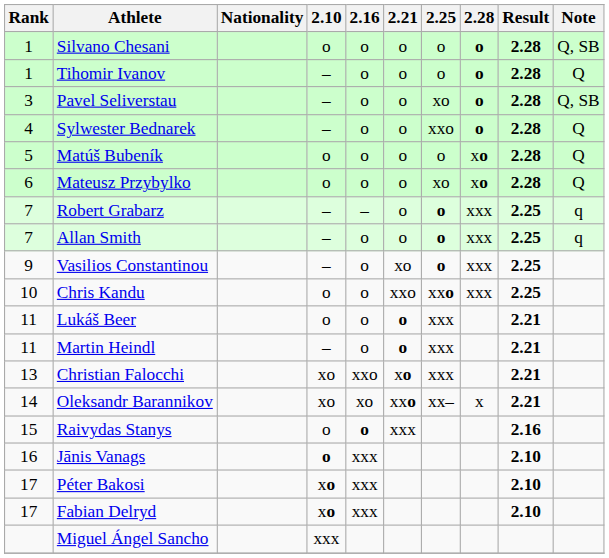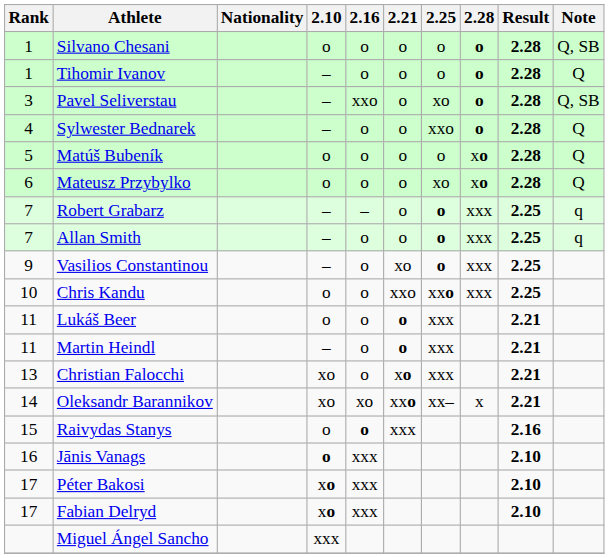(365, 100) o -> (365, 100) xxo
(365, 374) xxo -> (365, 374) o
